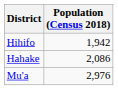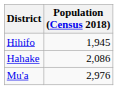(98, 42) 1,942 -> (98, 42) 1,945
